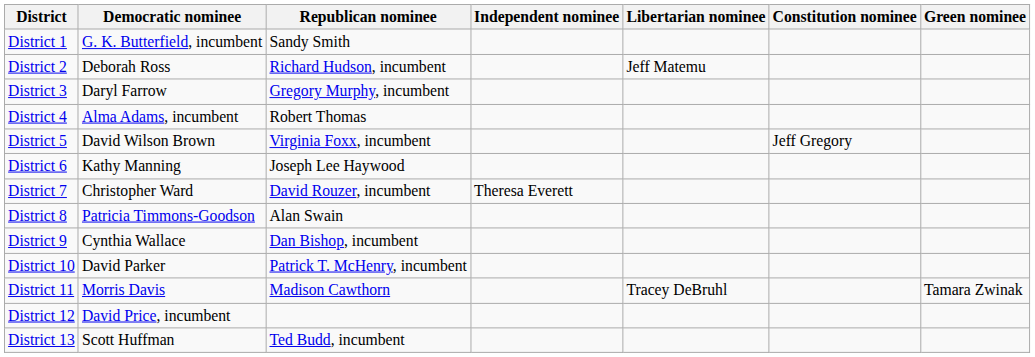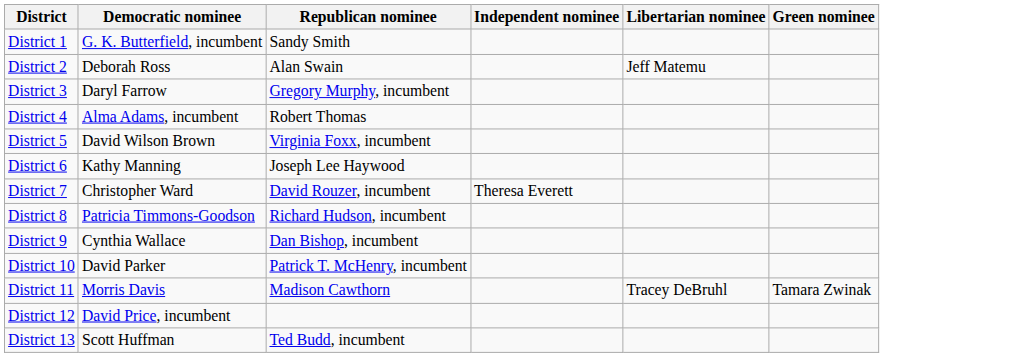- column: (845, 16)
(358, 66) Richard Hudson, incumbent -> (306, 66) Alan Swain
(306, 215) Alan Swain -> (358, 215) Richard Hudson, incumbent
